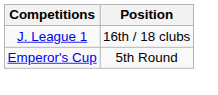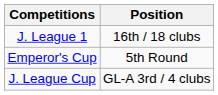+ row: (52, 79)
